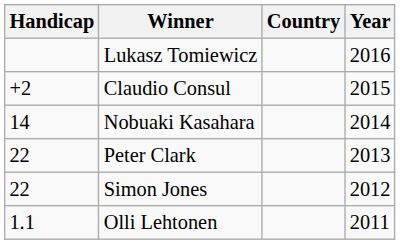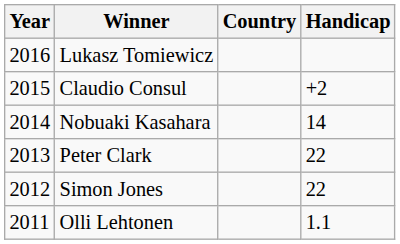columns swapped: (370, 21) <-> (52, 21)
